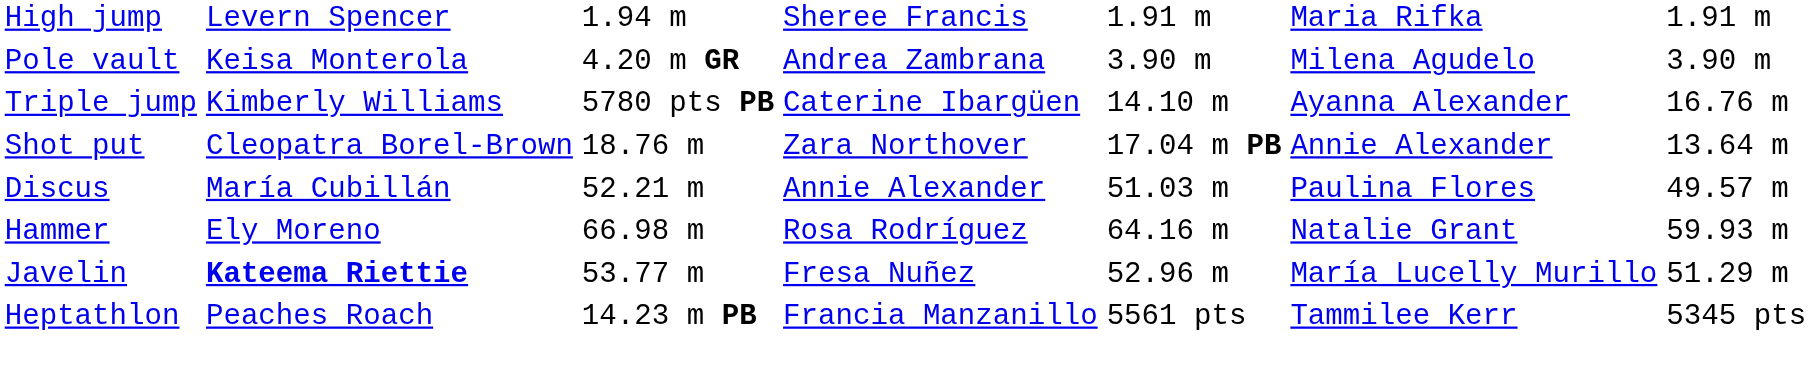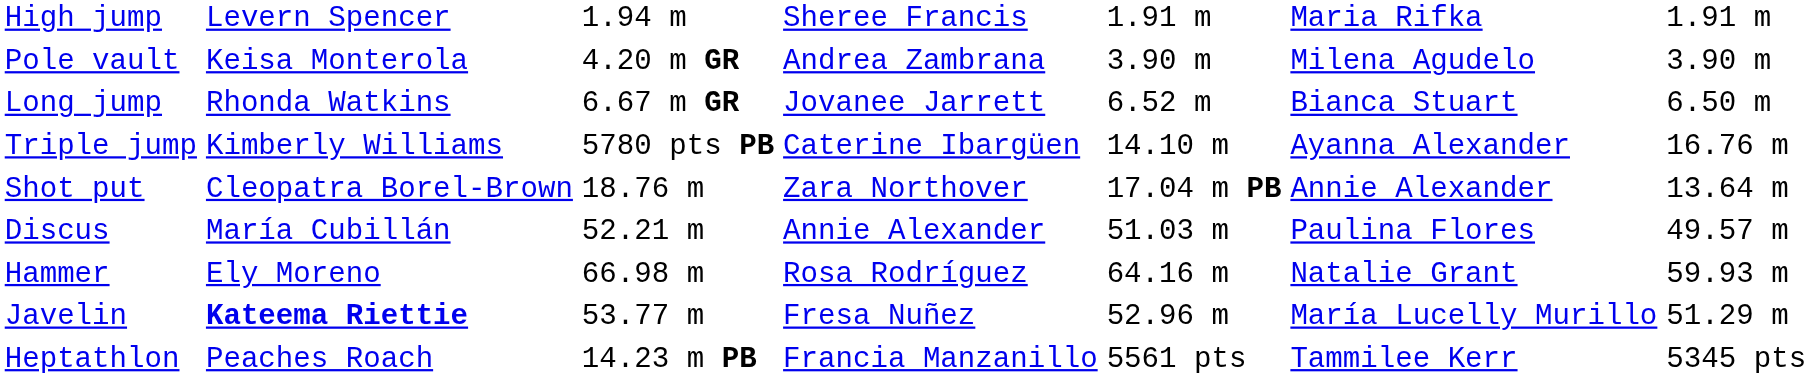+ row: (83, 104)
